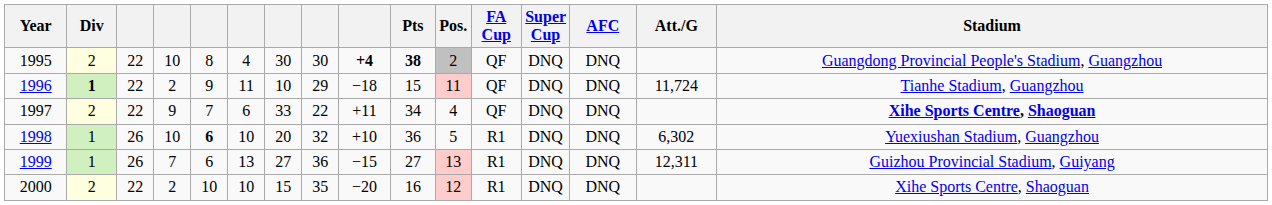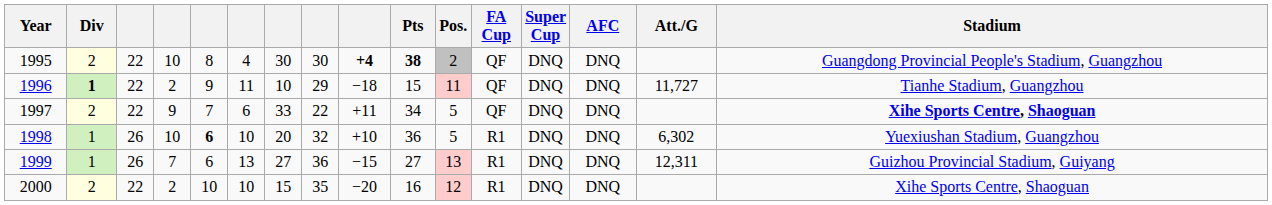(676, 85) 11,724 -> (676, 85) 11,727
(453, 111) 4 -> (453, 111) 5
